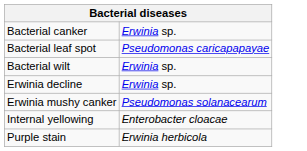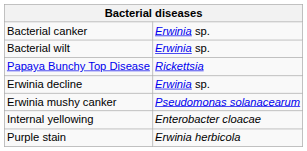- row: (51, 48)
+ row: (78, 66)
